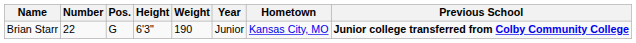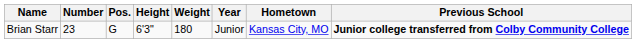(69, 30) 22 -> (69, 30) 23
(183, 30) 190 -> (183, 30) 180
